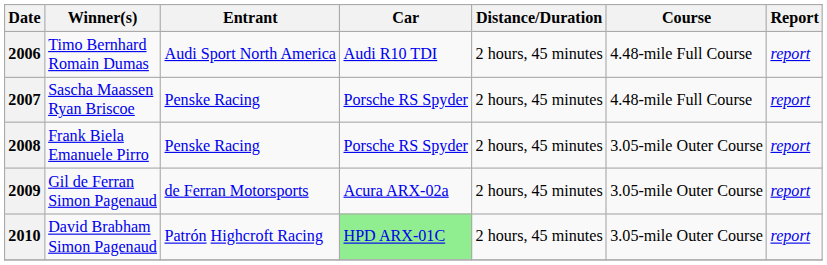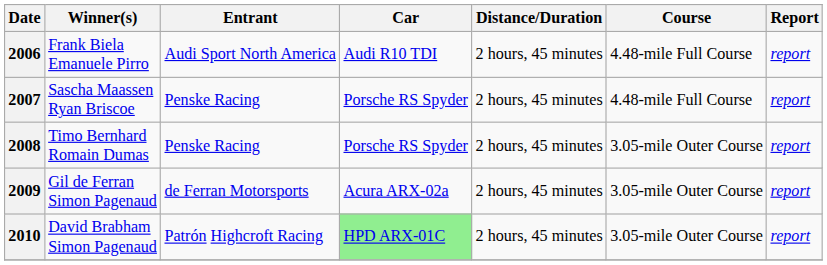(99, 54) Timo Bernhard Romain Dumas -> (98, 54) Frank Biela Emanuele Pirro
(98, 145) Frank Biela Emanuele Pirro -> (99, 145) Timo Bernhard Romain Dumas
